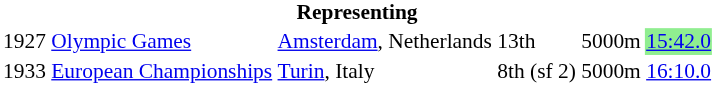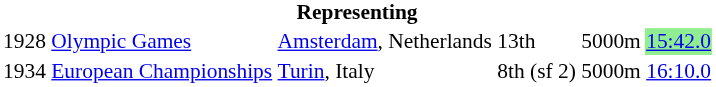(24, 41) 1927 -> (24, 41) 1928
(24, 70) 1933 -> (24, 70) 1934
